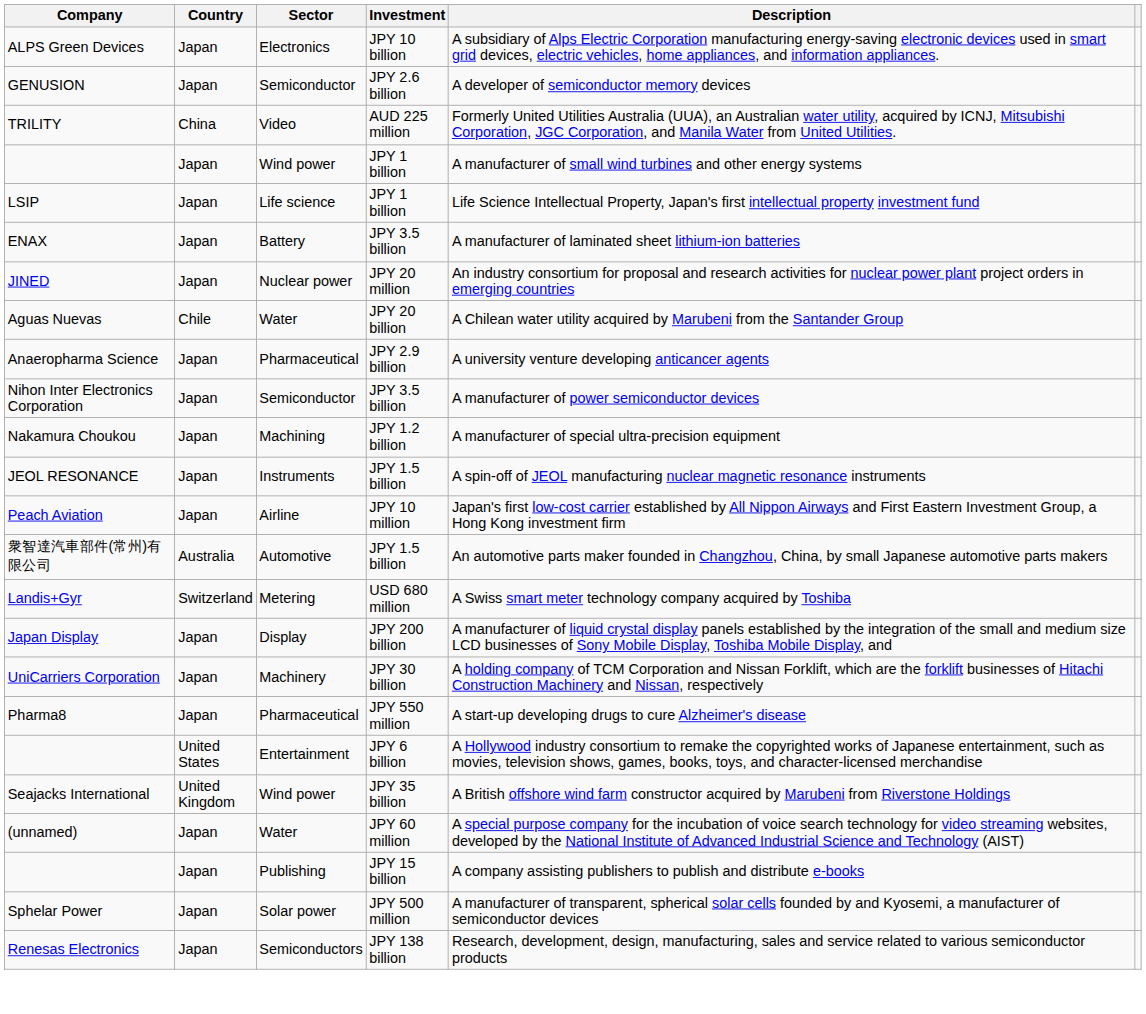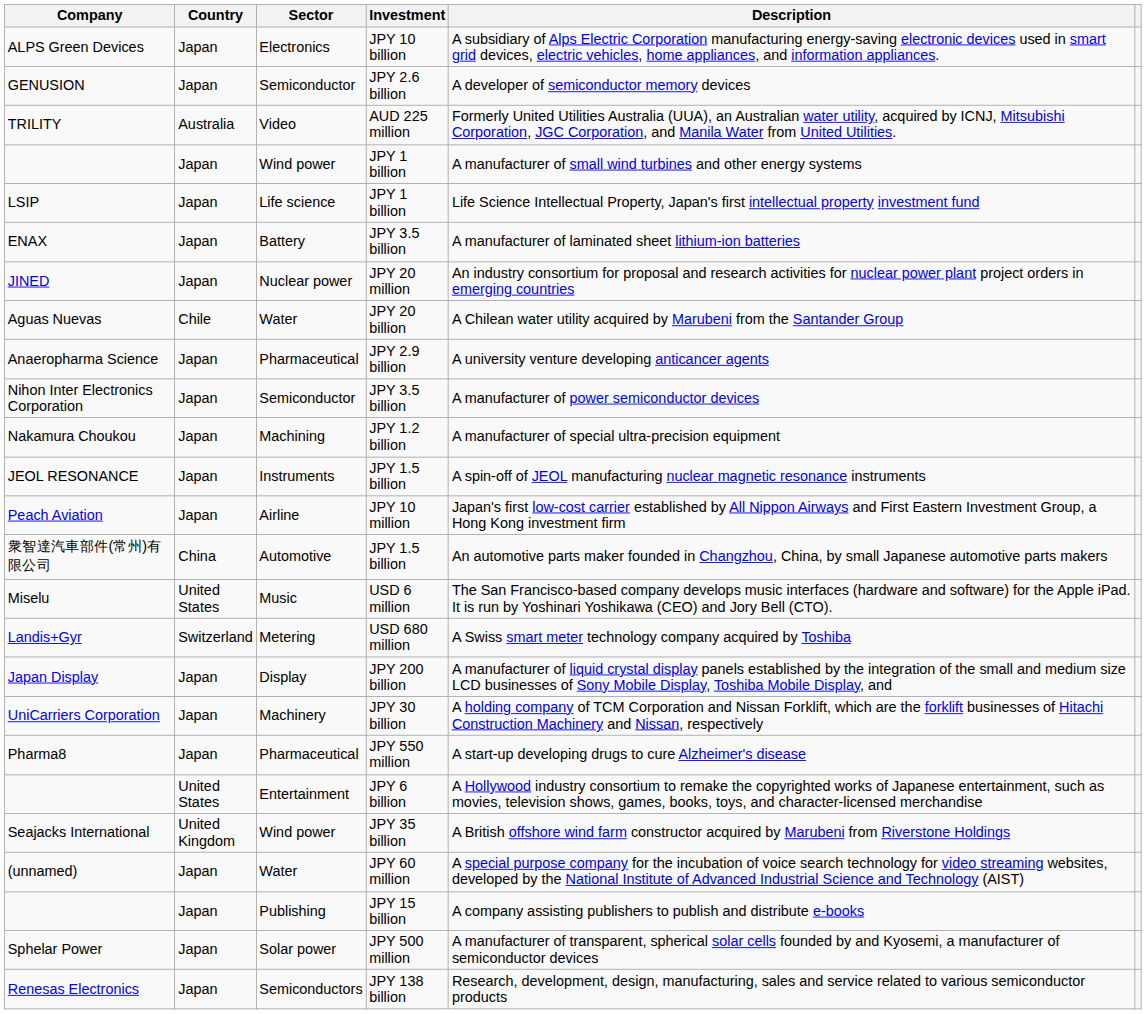(197, 124) China -> (206, 124) Australia
(206, 557) Australia -> (197, 557) China
+ row: (29, 598)
